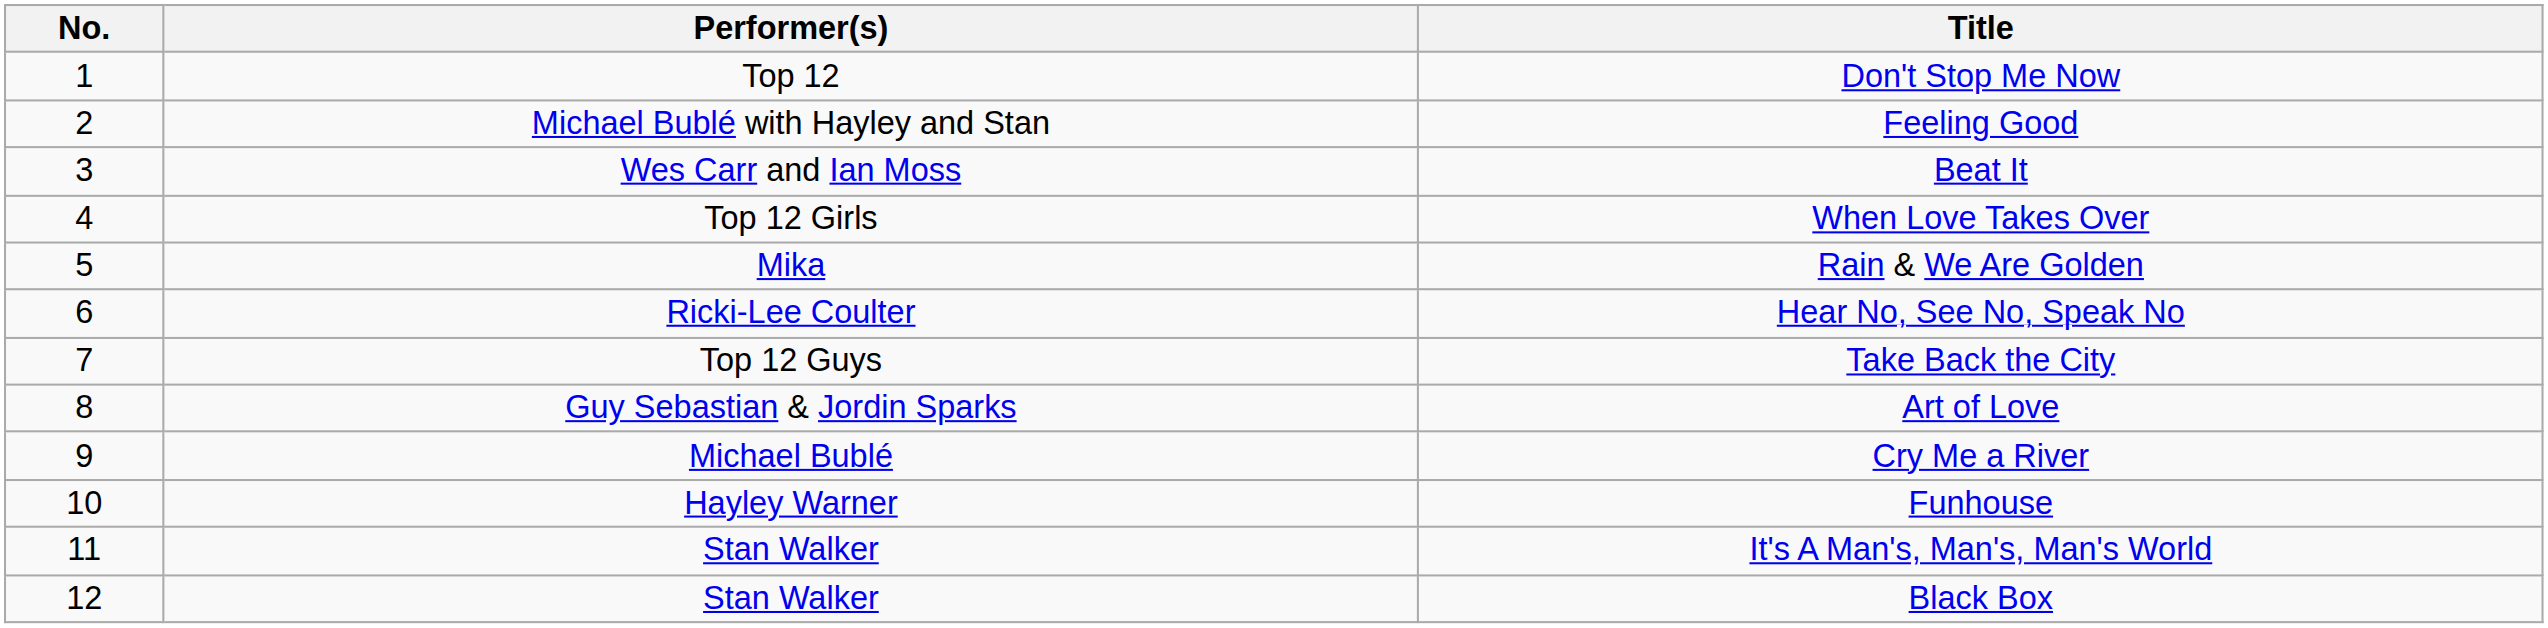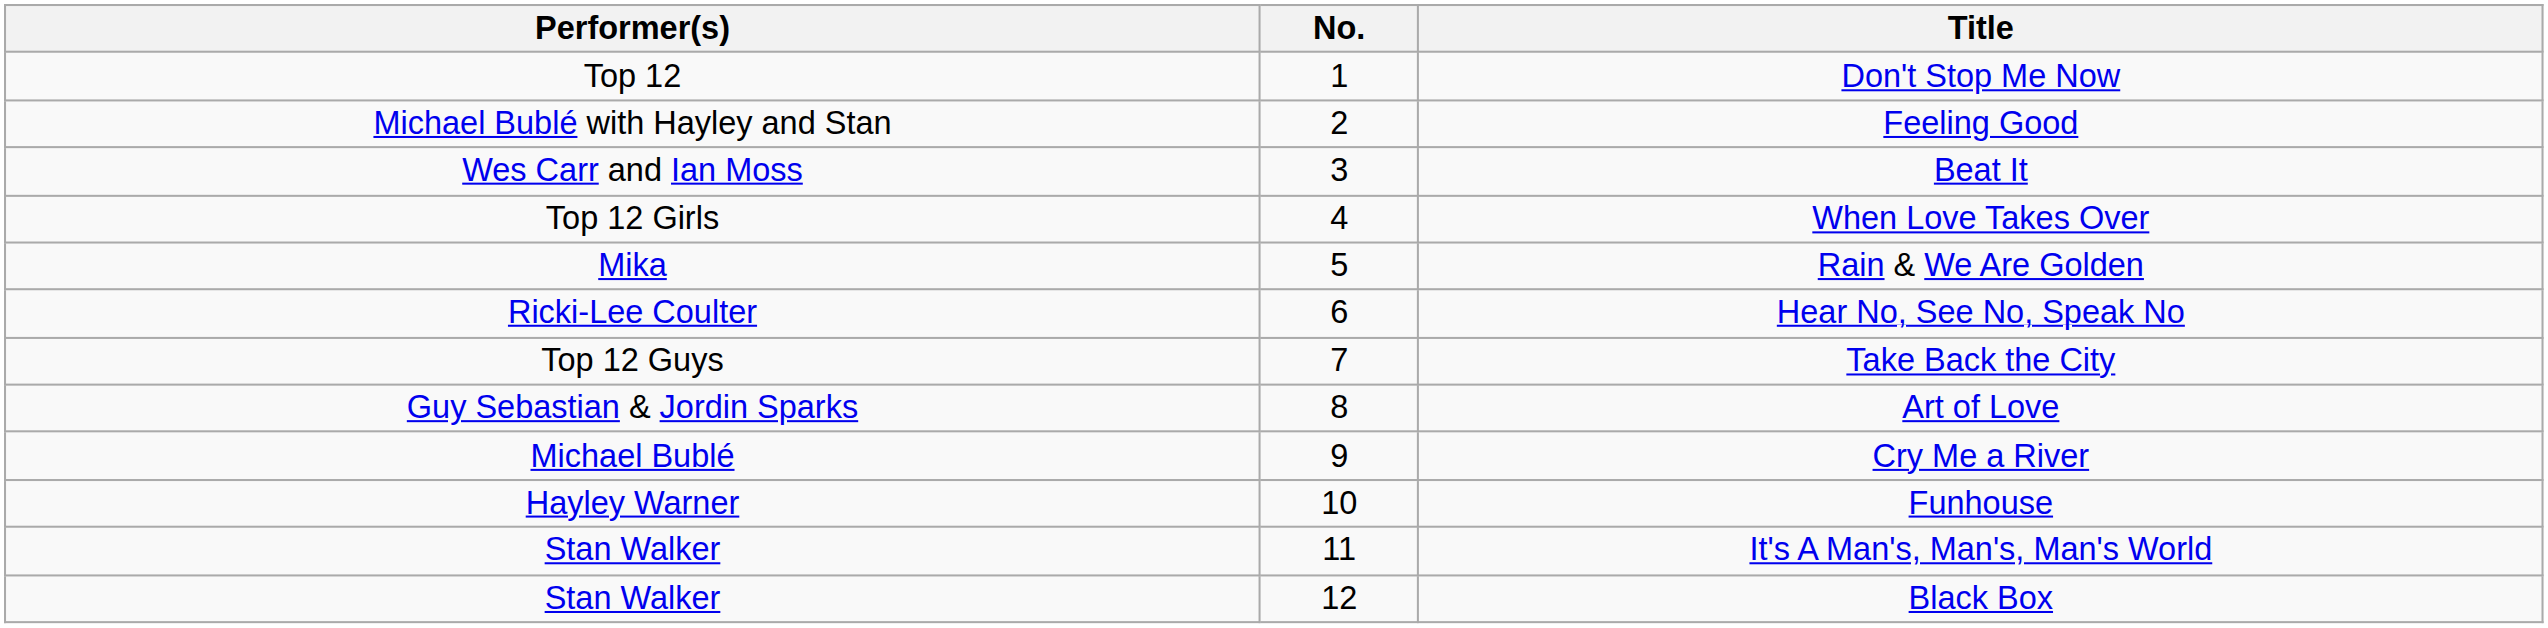columns swapped: (84, 28) <-> (791, 28)
